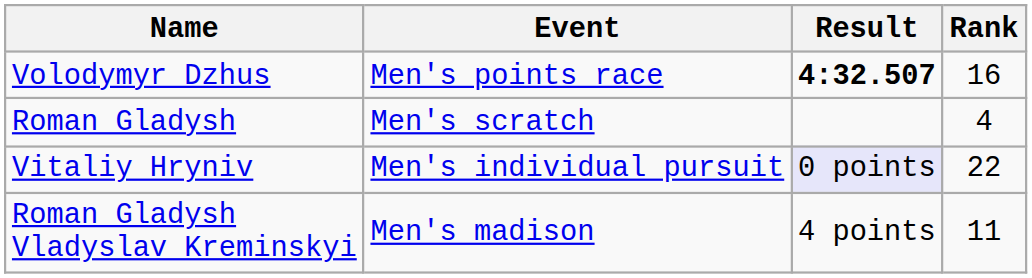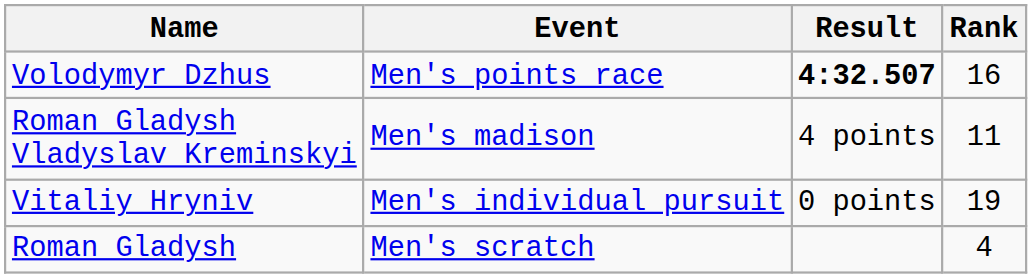rows swapped: (124, 122) <-> (184, 232)
(867, 169) lavender background -> (867, 202) no background
(984, 169) 22 -> (984, 202) 19
